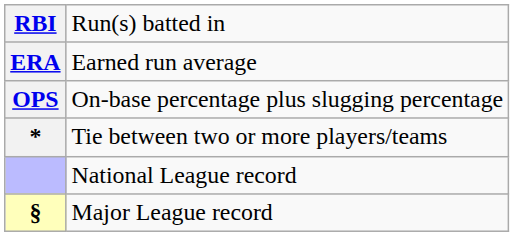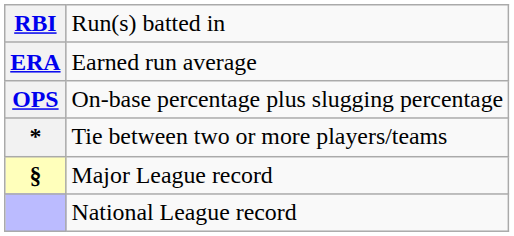rows swapped: (184, 174) <-> (172, 212)
